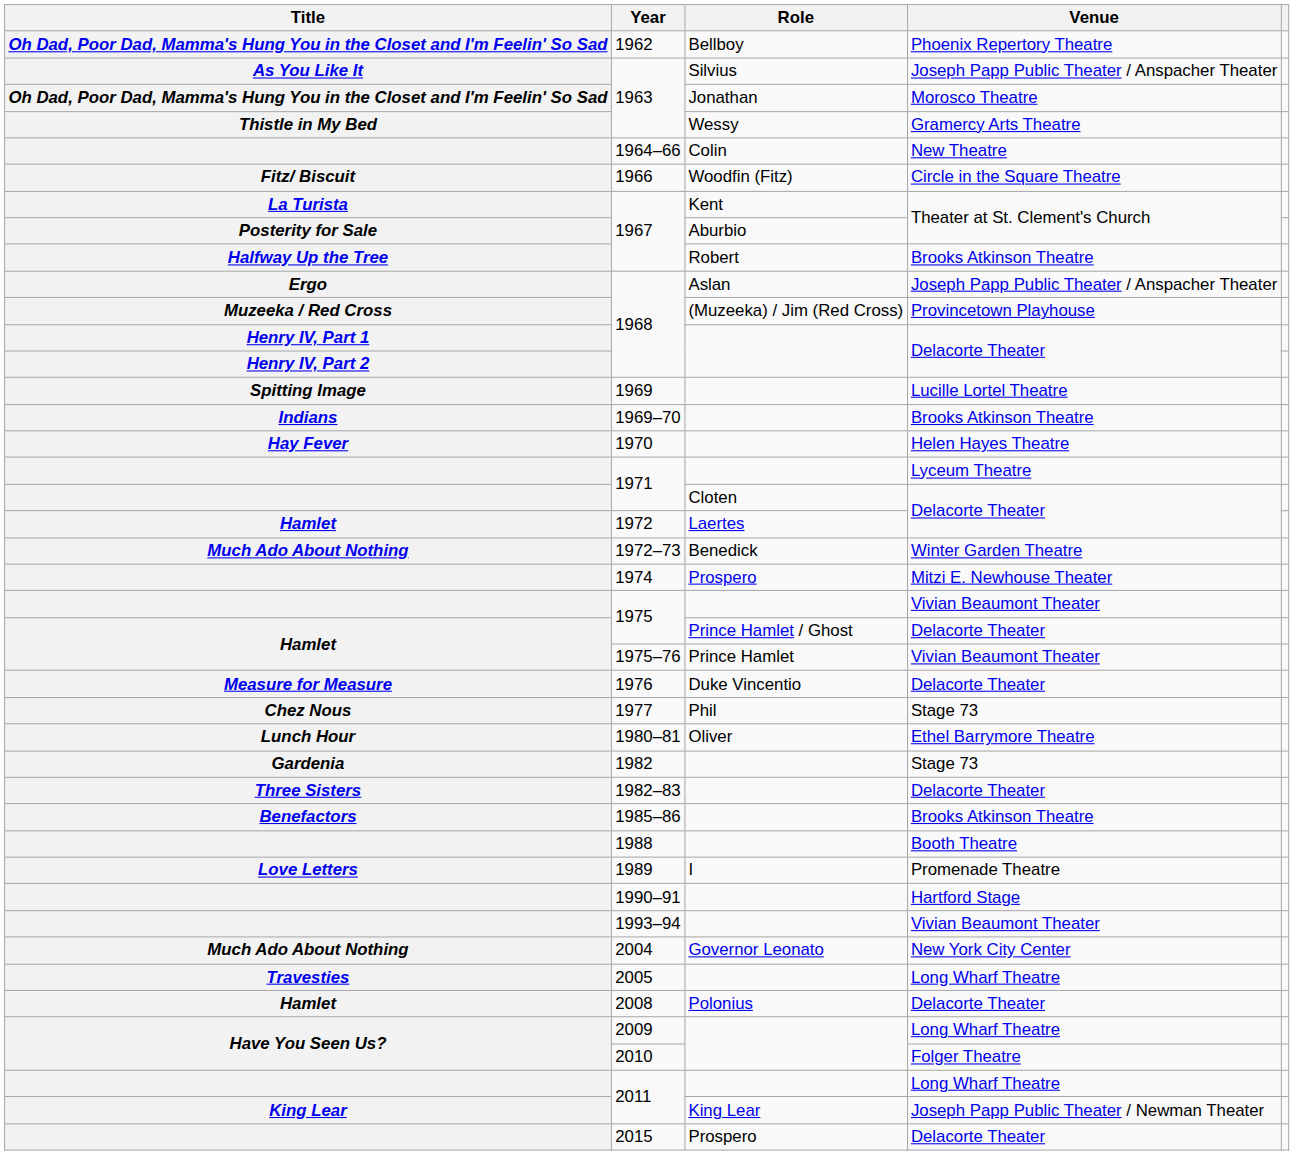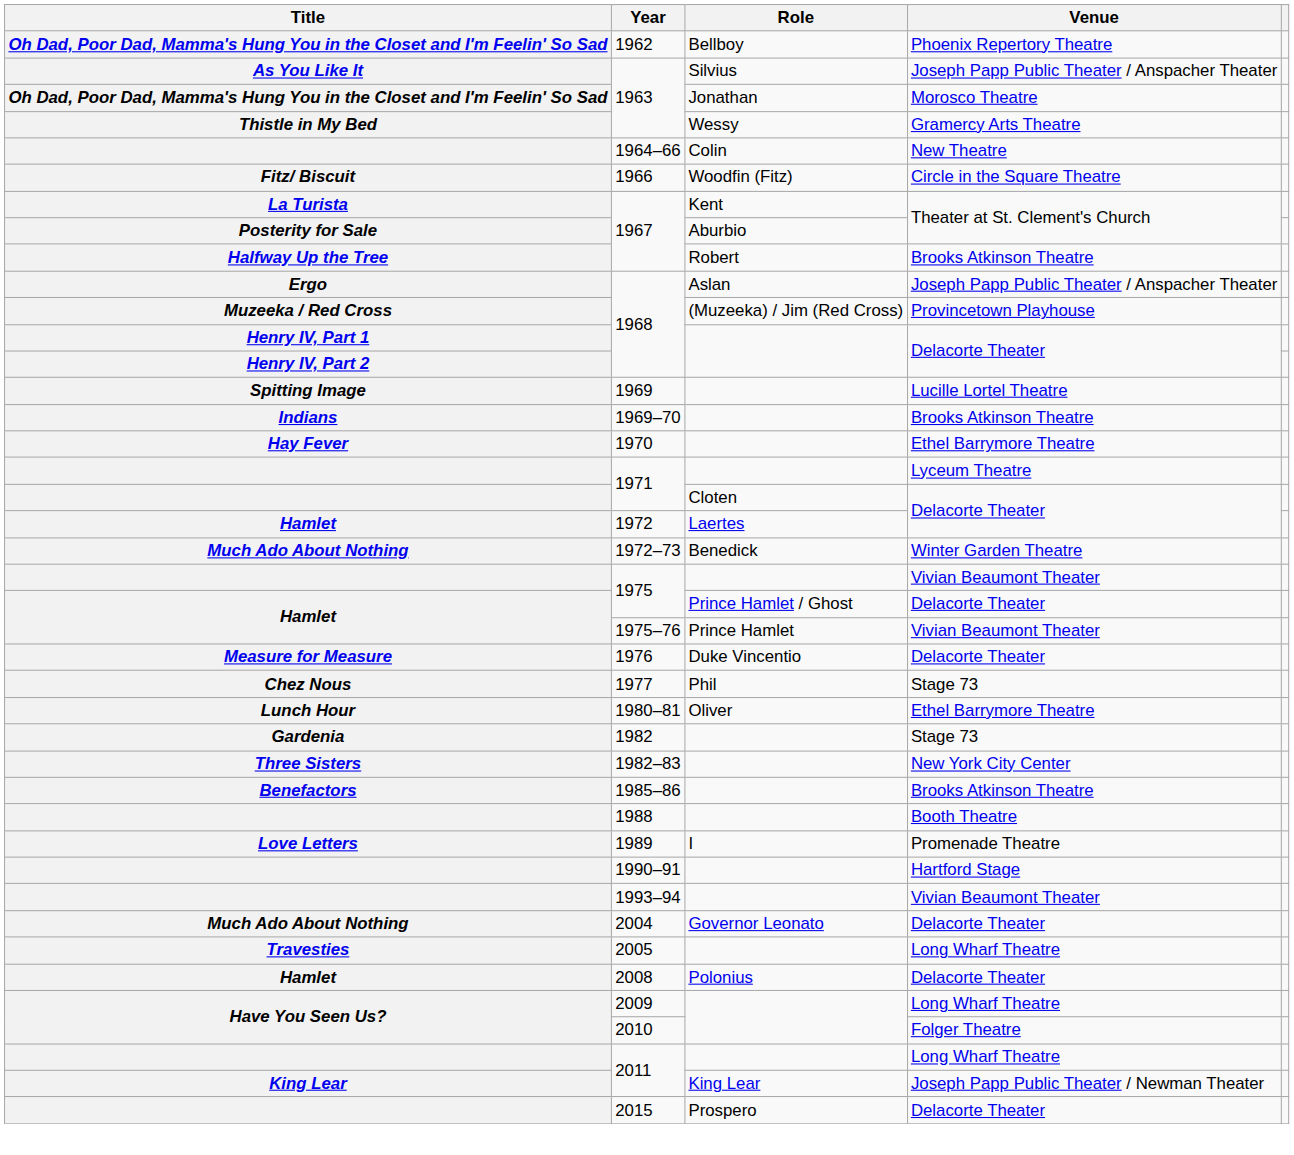(990, 444) Helen Hayes Theatre -> (1003, 444) Ethel Barrymore Theatre
- row: (308, 577)
(978, 790) Delacorte Theater -> (991, 763) New York City Center
(991, 950) New York City Center -> (978, 923) Delacorte Theater
